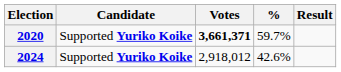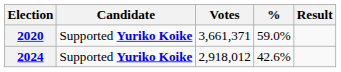(225, 35) bold -> (225, 35) normal
(274, 35) 59.7% -> (274, 35) 59.0%
